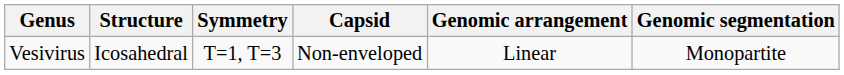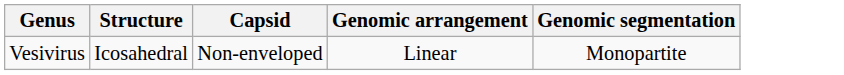- column: (242, 20)
